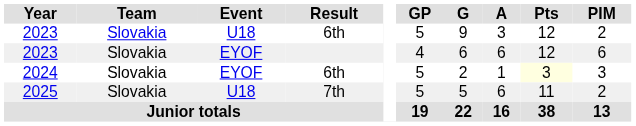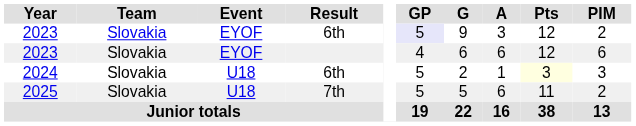(241, 33) U18 -> (241, 33) EYOF
(420, 33) no background -> (420, 33) lavender background
(241, 72) EYOF -> (241, 72) U18
